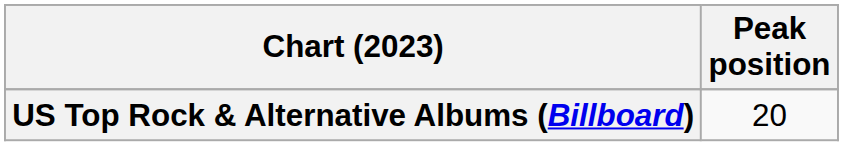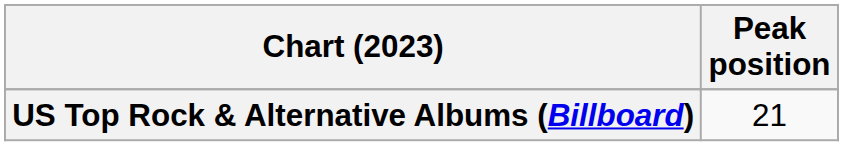(769, 114) 20 -> (769, 114) 21
